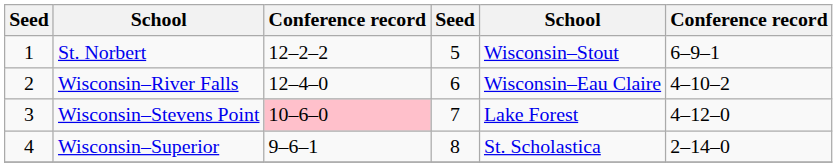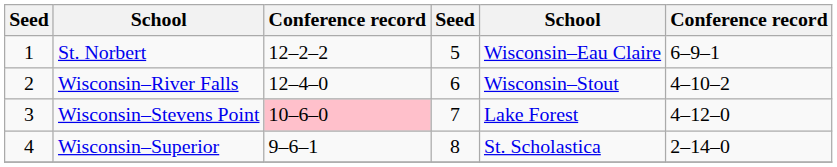(551, 51) Wisconsin–Stout -> (573, 51) Wisconsin–Eau Claire
(573, 83) Wisconsin–Eau Claire -> (551, 83) Wisconsin–Stout
